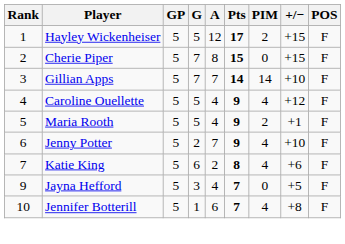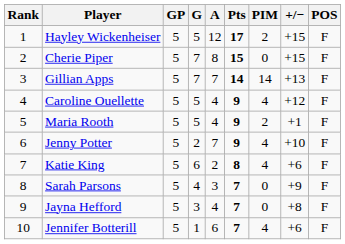(295, 79) +10 -> (295, 79) +13
+ row: (83, 185)
(295, 185) +5 -> (295, 206) +8
(295, 206) +8 -> (295, 228) +6
